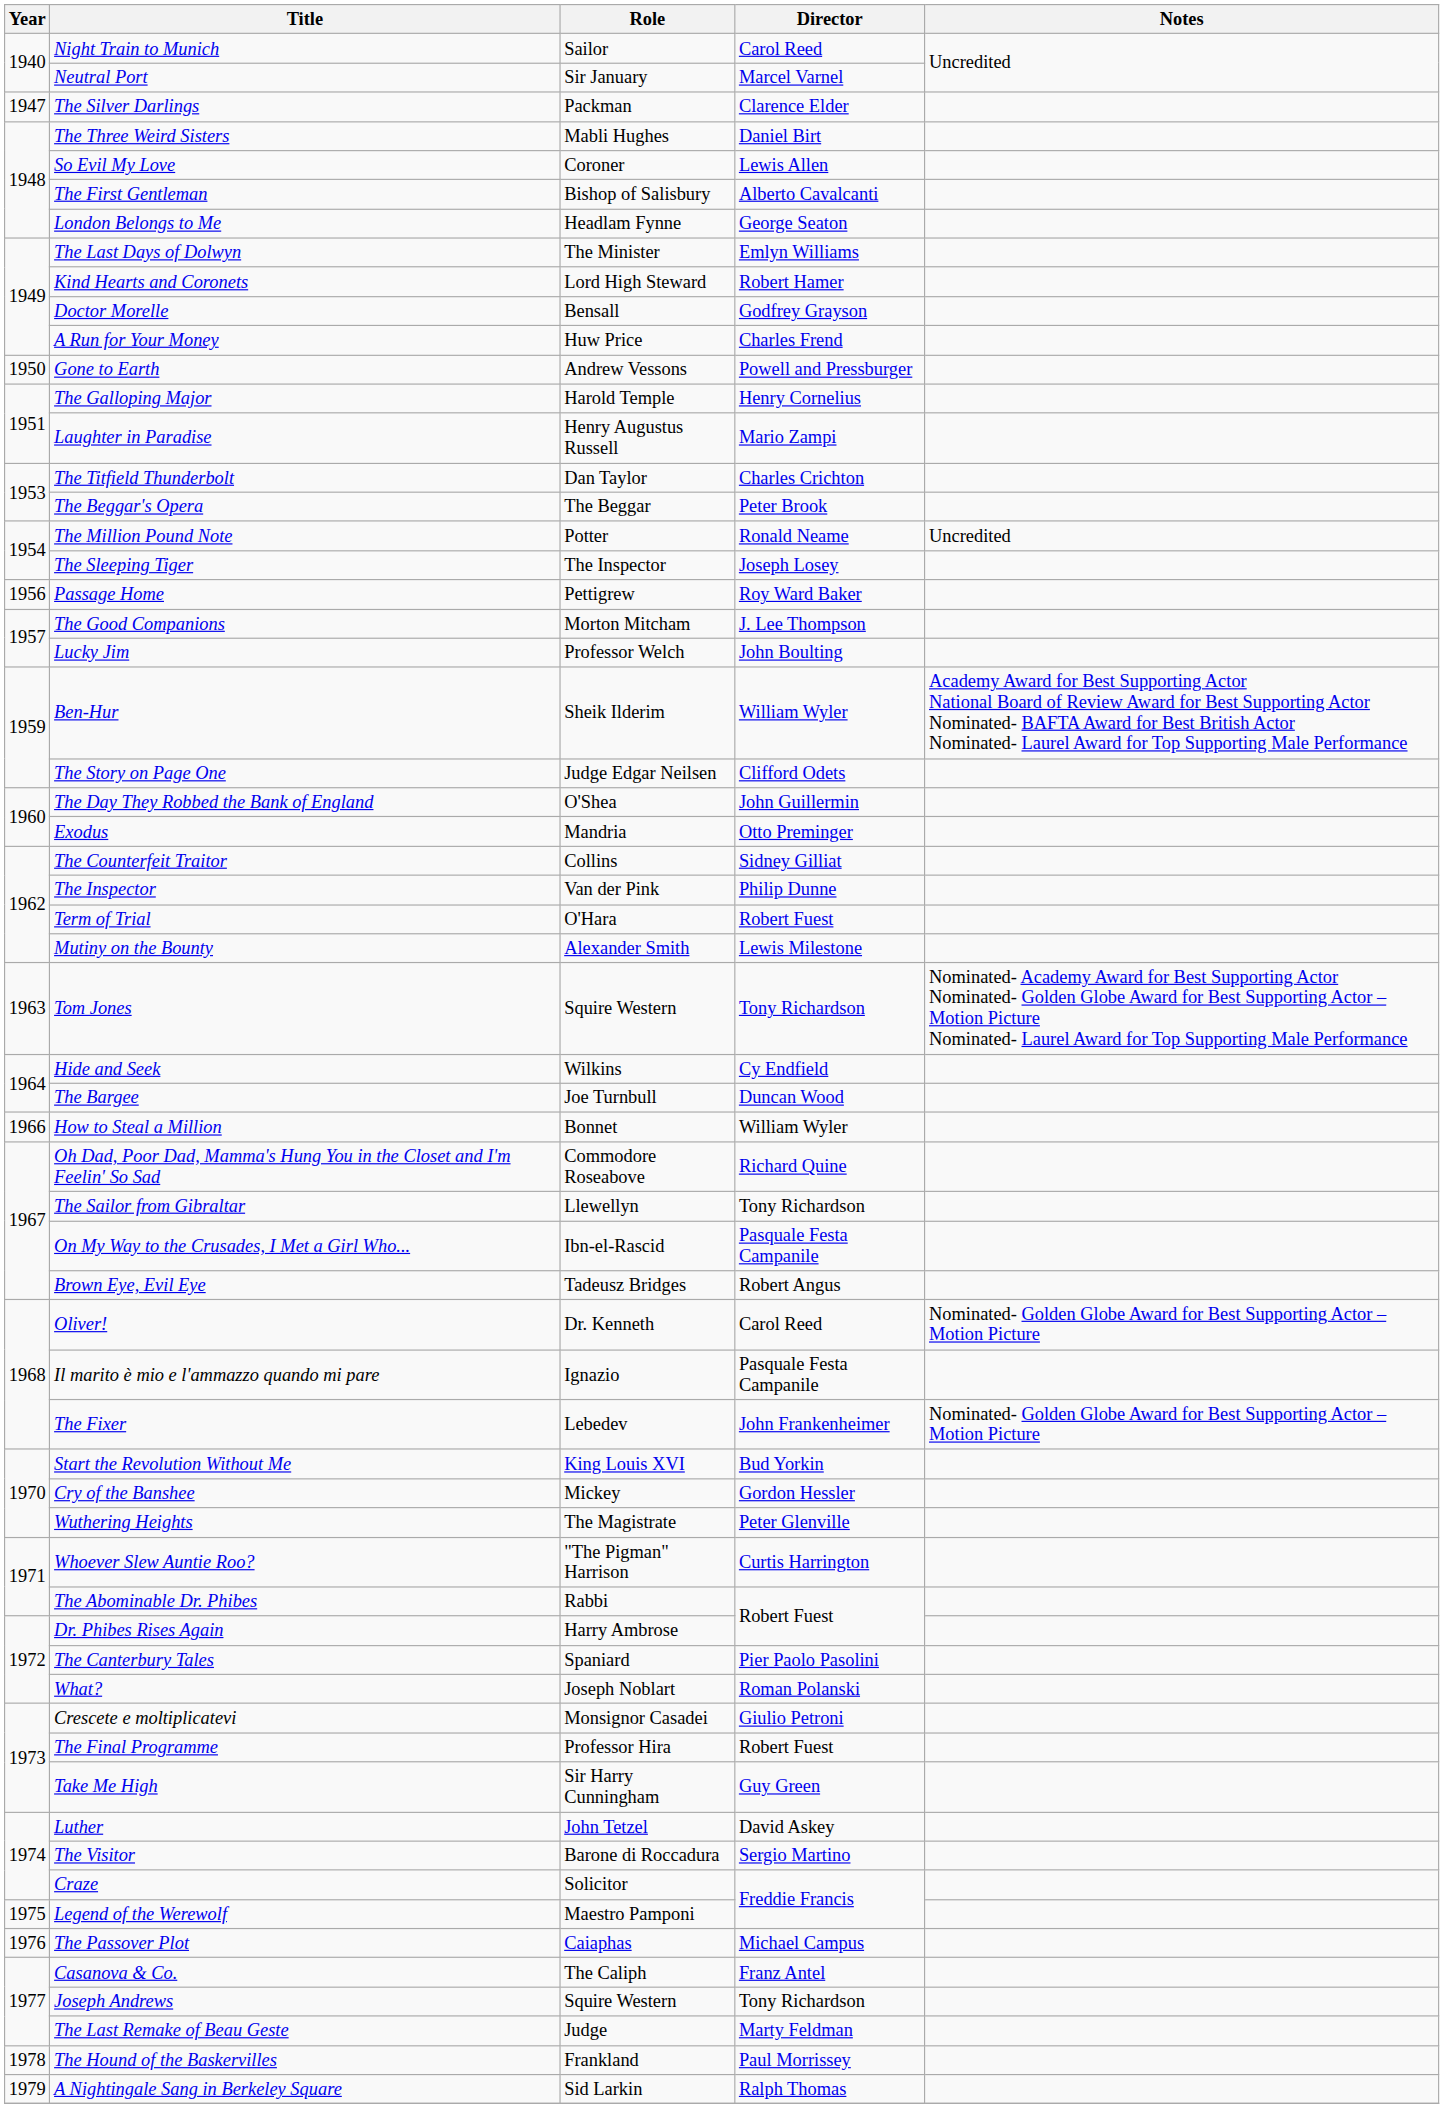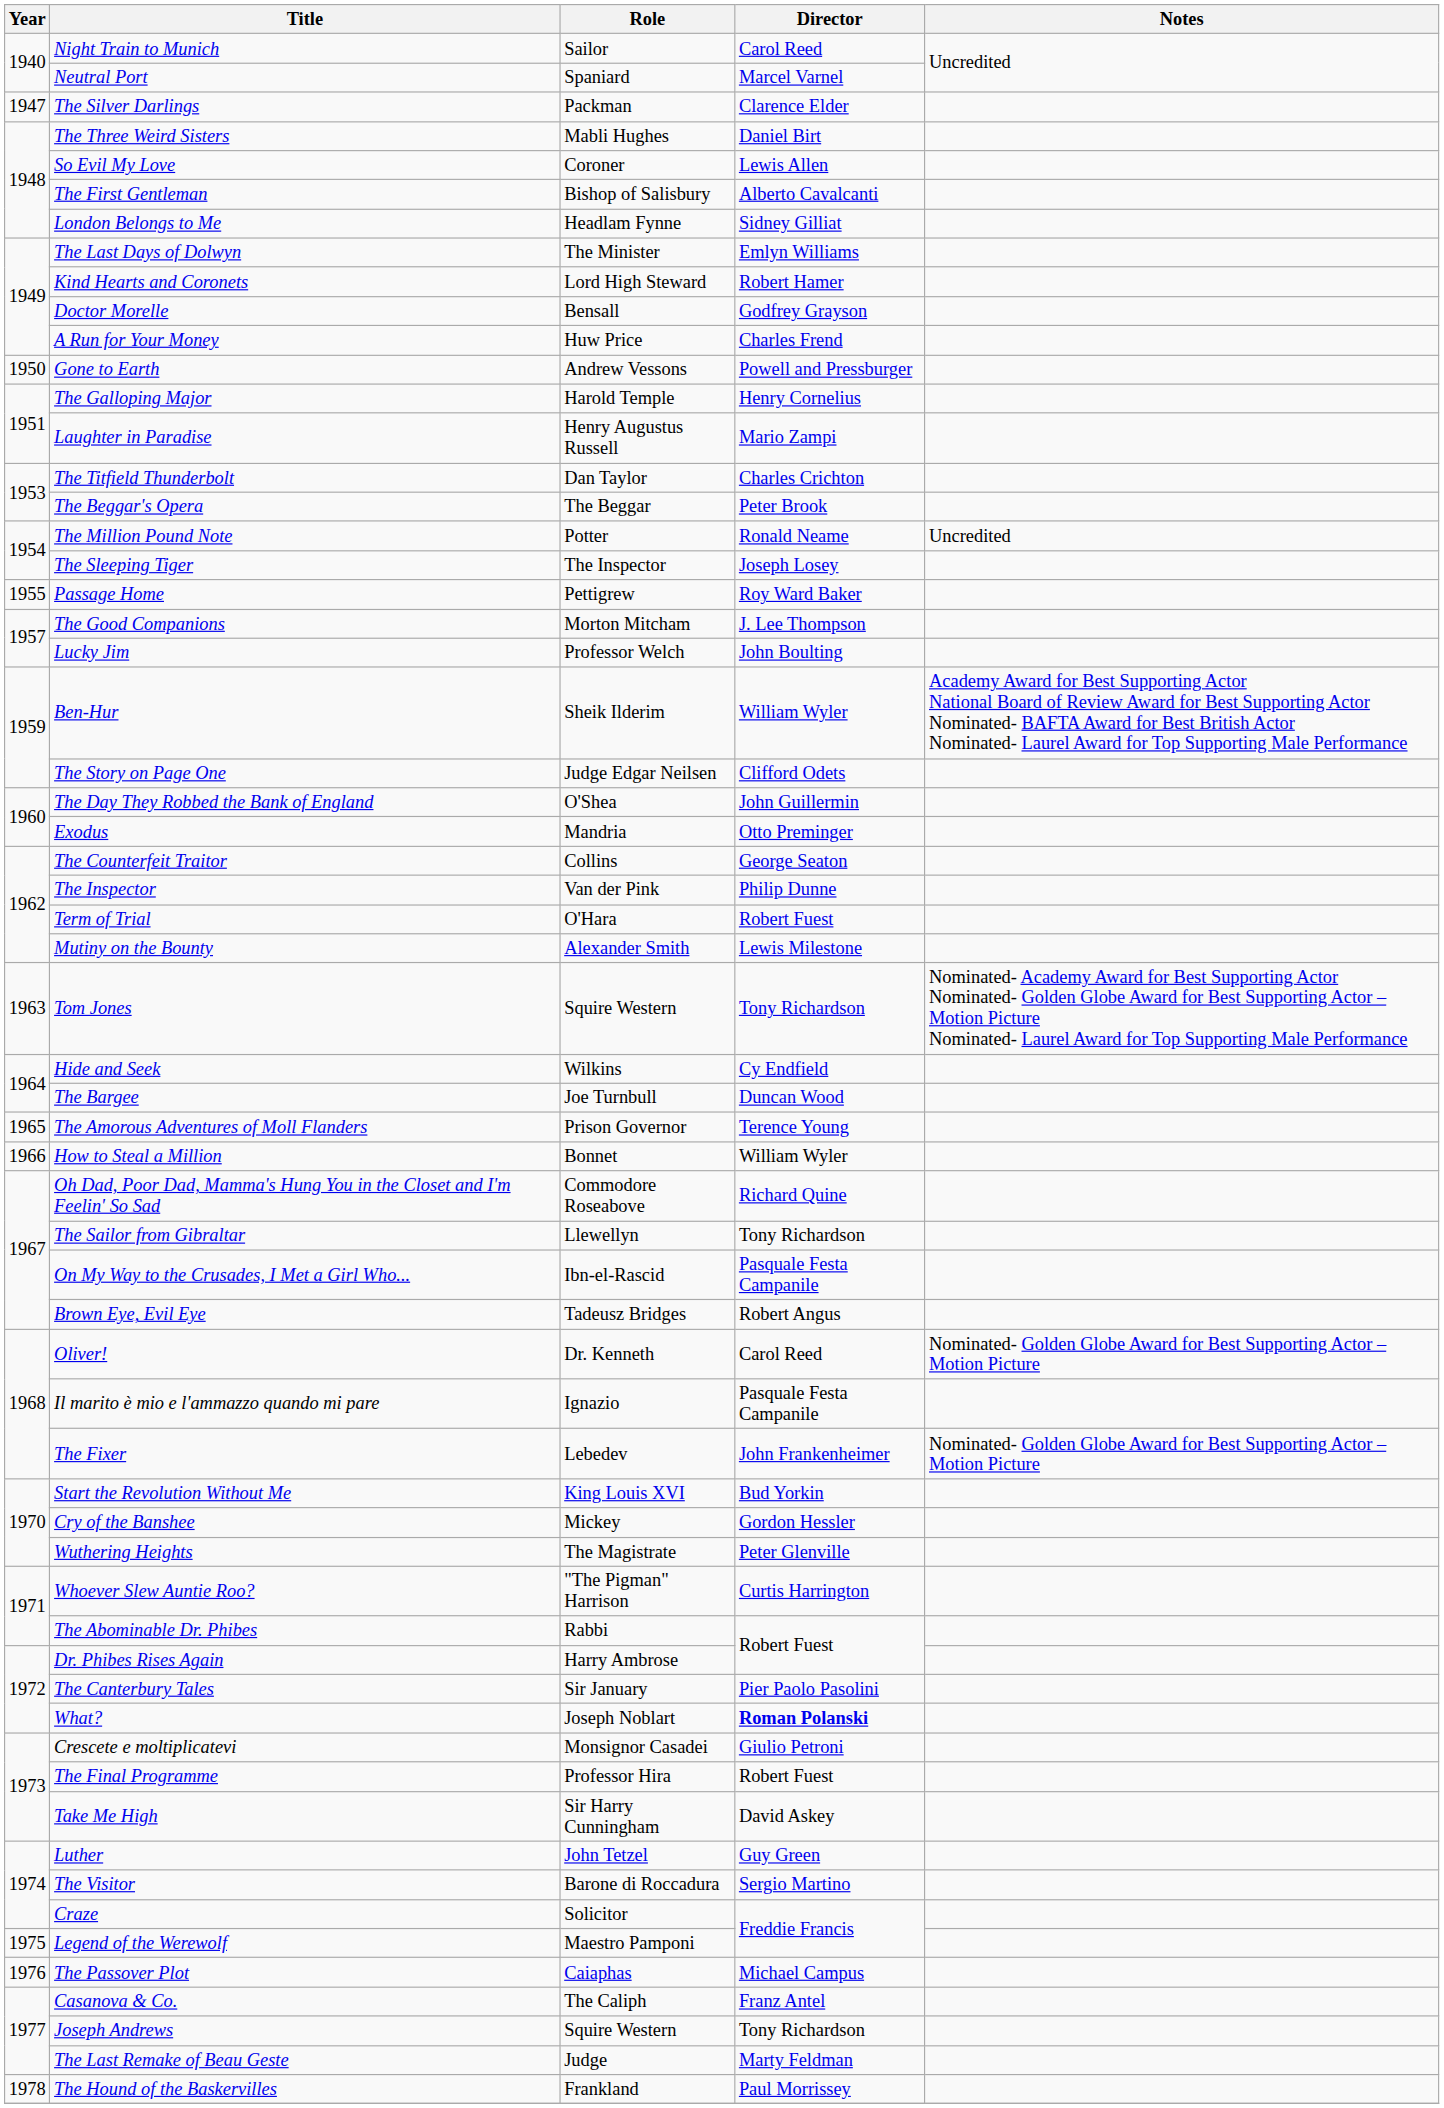(606, 77) Sir January -> (597, 77) Spaniard
(793, 223) George Seaton -> (790, 223) Sidney Gilliat
(27, 594) 1956 -> (27, 594) 1955
(790, 860) Sidney Gilliat -> (793, 860) George Seaton
+ row: (211, 1126)
(597, 1659) Spaniard -> (606, 1688) Sir January
(799, 1688) normal -> (804, 1718) bold
(780, 1786) Guy Green -> (787, 1815) David Askey
(787, 1826) David Askey -> (780, 1855) Guy Green
- row: (198, 2088)
